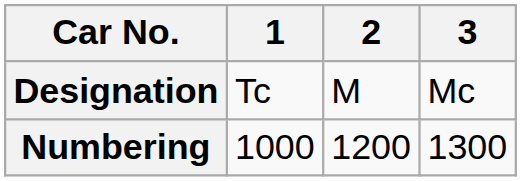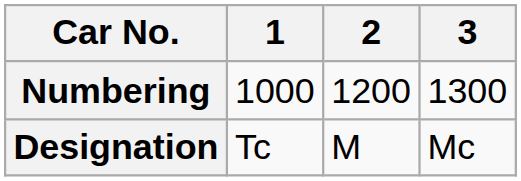rows swapped: (116, 89) <-> (116, 146)
